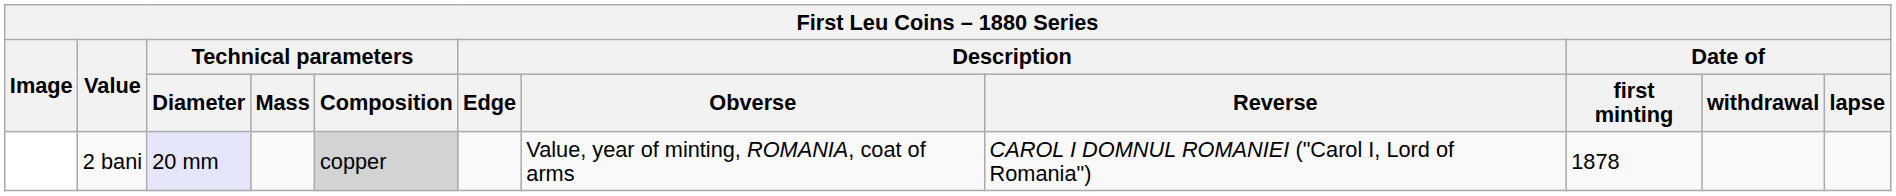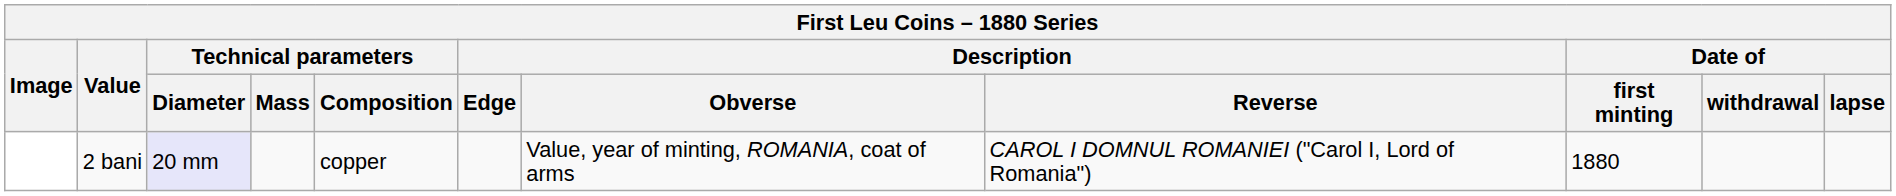(353, 162) lightgrey background -> (353, 162) no background
(1595, 162) 1878 -> (1595, 162) 1880
